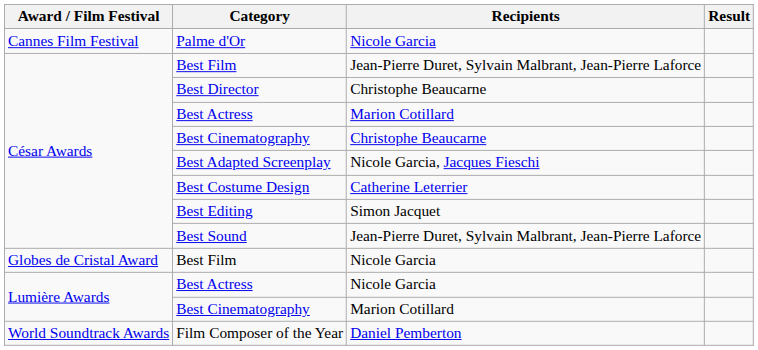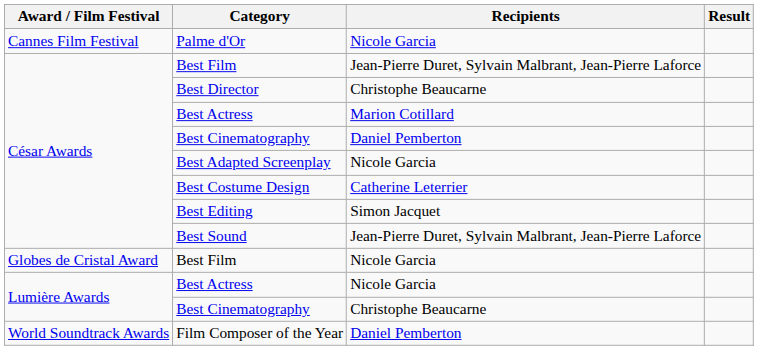(418, 138) Christophe Beaucarne -> (406, 138) Daniel Pemberton
(445, 162) Nicole Garcia, Jacques Fieschi -> (393, 162) Nicole Garcia
(402, 308) Marion Cotillard -> (418, 308) Christophe Beaucarne
